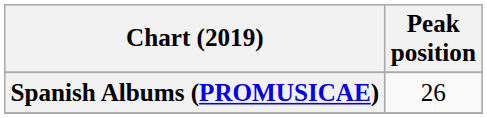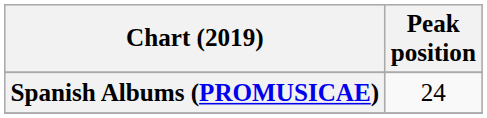(433, 92) 26 -> (433, 92) 24
